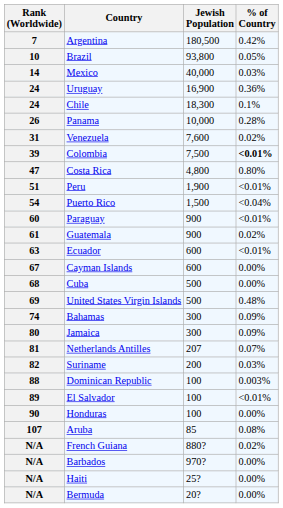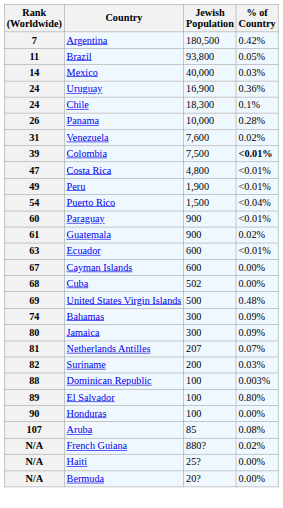(34, 56) 10 -> (34, 56) 11
(252, 170) 0.80% -> (255, 170) <0.01%
(34, 186) 51 -> (34, 186) 49
(194, 283) 500 -> (194, 283) 502
(255, 397) <0.01% -> (252, 397) 0.80%
- row: (86, 462)
